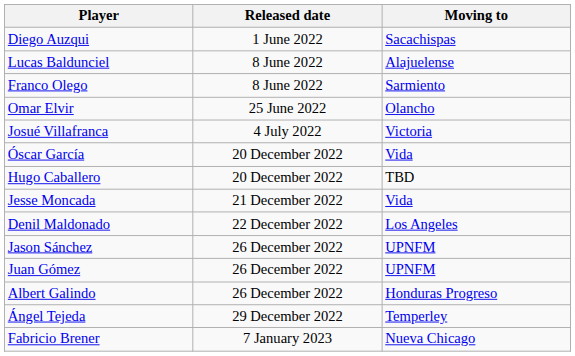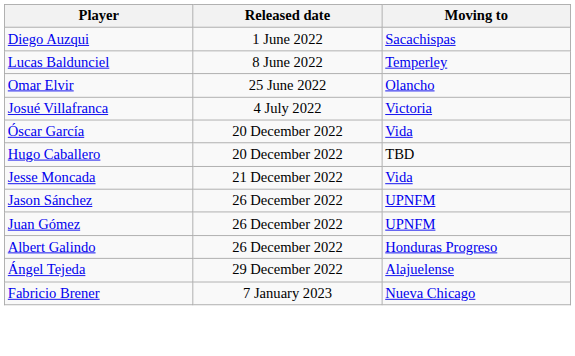(420, 62) Alajuelense -> (416, 62) Temperley
- row: (48, 85)
- row: (59, 223)
(416, 316) Temperley -> (420, 270) Alajuelense
